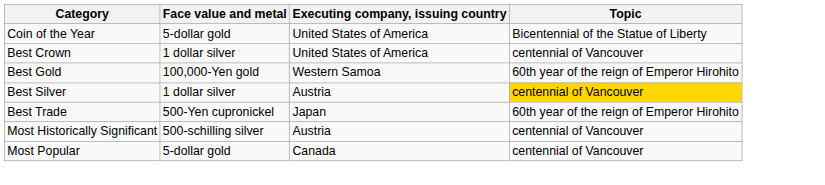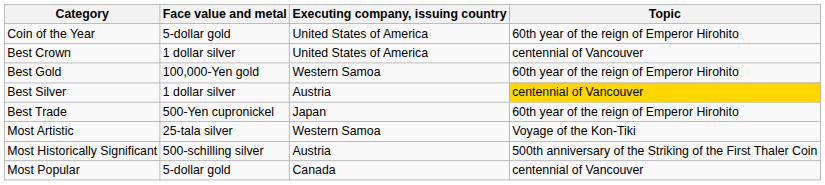(609, 33) Bicentennial of the Statue of Liberty -> (626, 33) 60th year of the reign of Emperor Hirohito
+ row: (40, 131)
(578, 131) centennial of Vancouver -> (665, 151) 500th anniversary of the Striking of the First Thaler Coin
